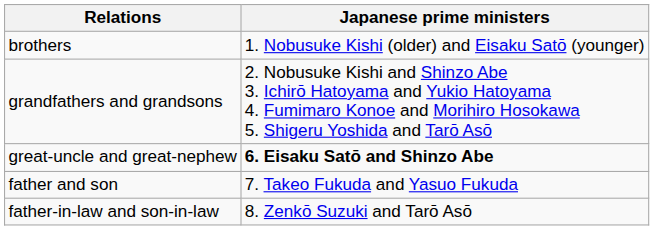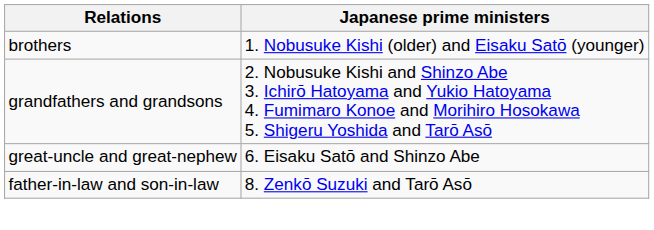(369, 157) bold -> (362, 157) normal
- row: (63, 184)
